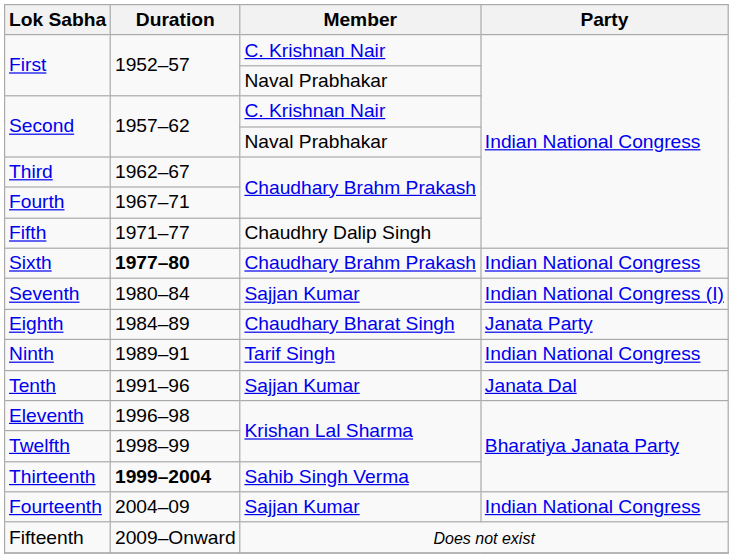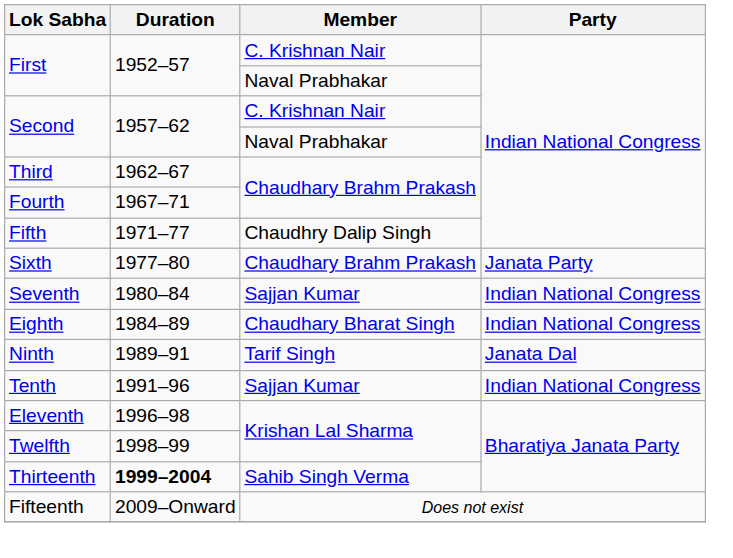(152, 263) bold -> (152, 263) normal
(593, 263) Indian National Congress -> (539, 263) Janata Party
(604, 293) Indian National Congress (I) -> (593, 293) Indian National Congress
(539, 324) Janata Party -> (593, 324) Indian National Congress
(593, 354) Indian National Congress -> (531, 354) Janata Dal
(531, 385) Janata Dal -> (593, 385) Indian National Congress
- row: (55, 506)
